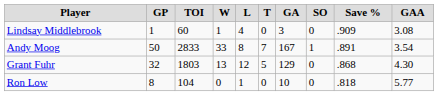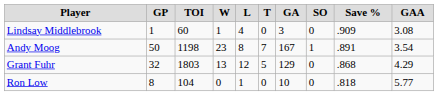(188, 47) 2833 -> (188, 47) 1198
(221, 47) 33 -> (221, 47) 23
(404, 64) 4.30 -> (404, 64) 4.29
